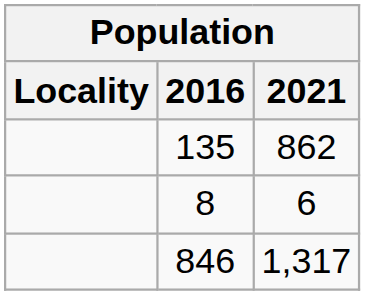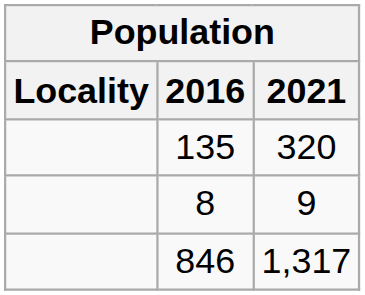(306, 146) 862 -> (306, 146) 320
(306, 203) 6 -> (306, 203) 9
